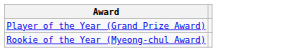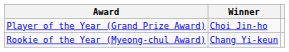+ column: (244, 11)
